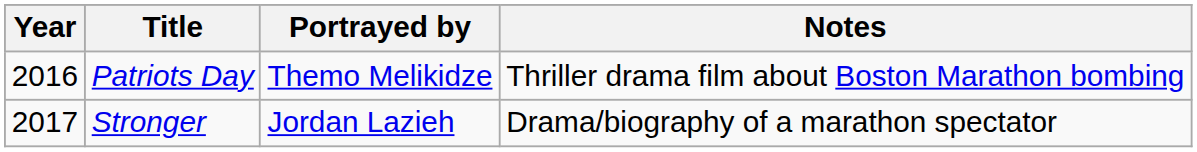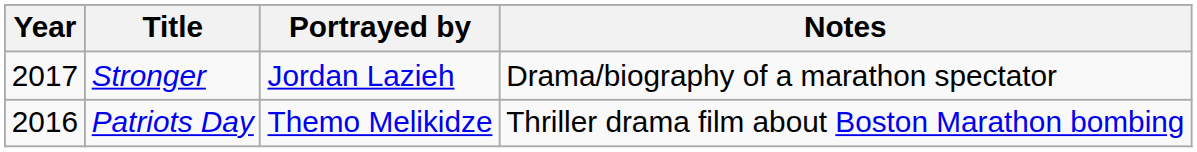rows swapped: (149, 122) <-> (173, 75)
